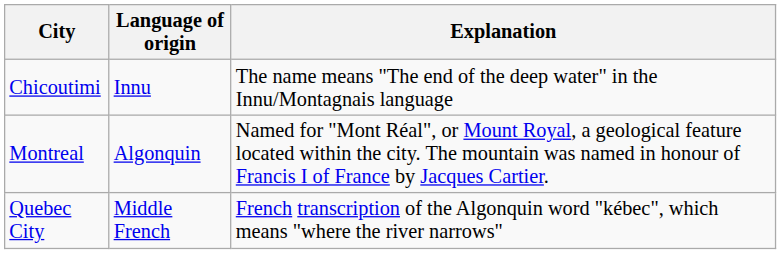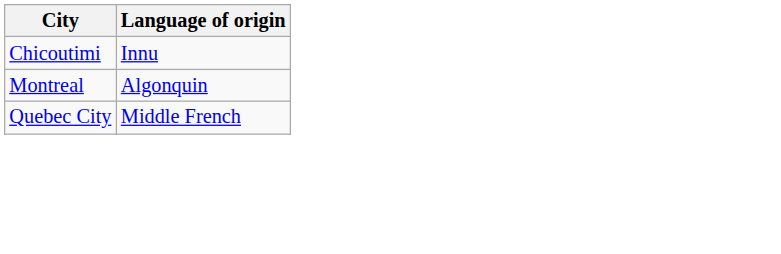- column: (503, 32)
